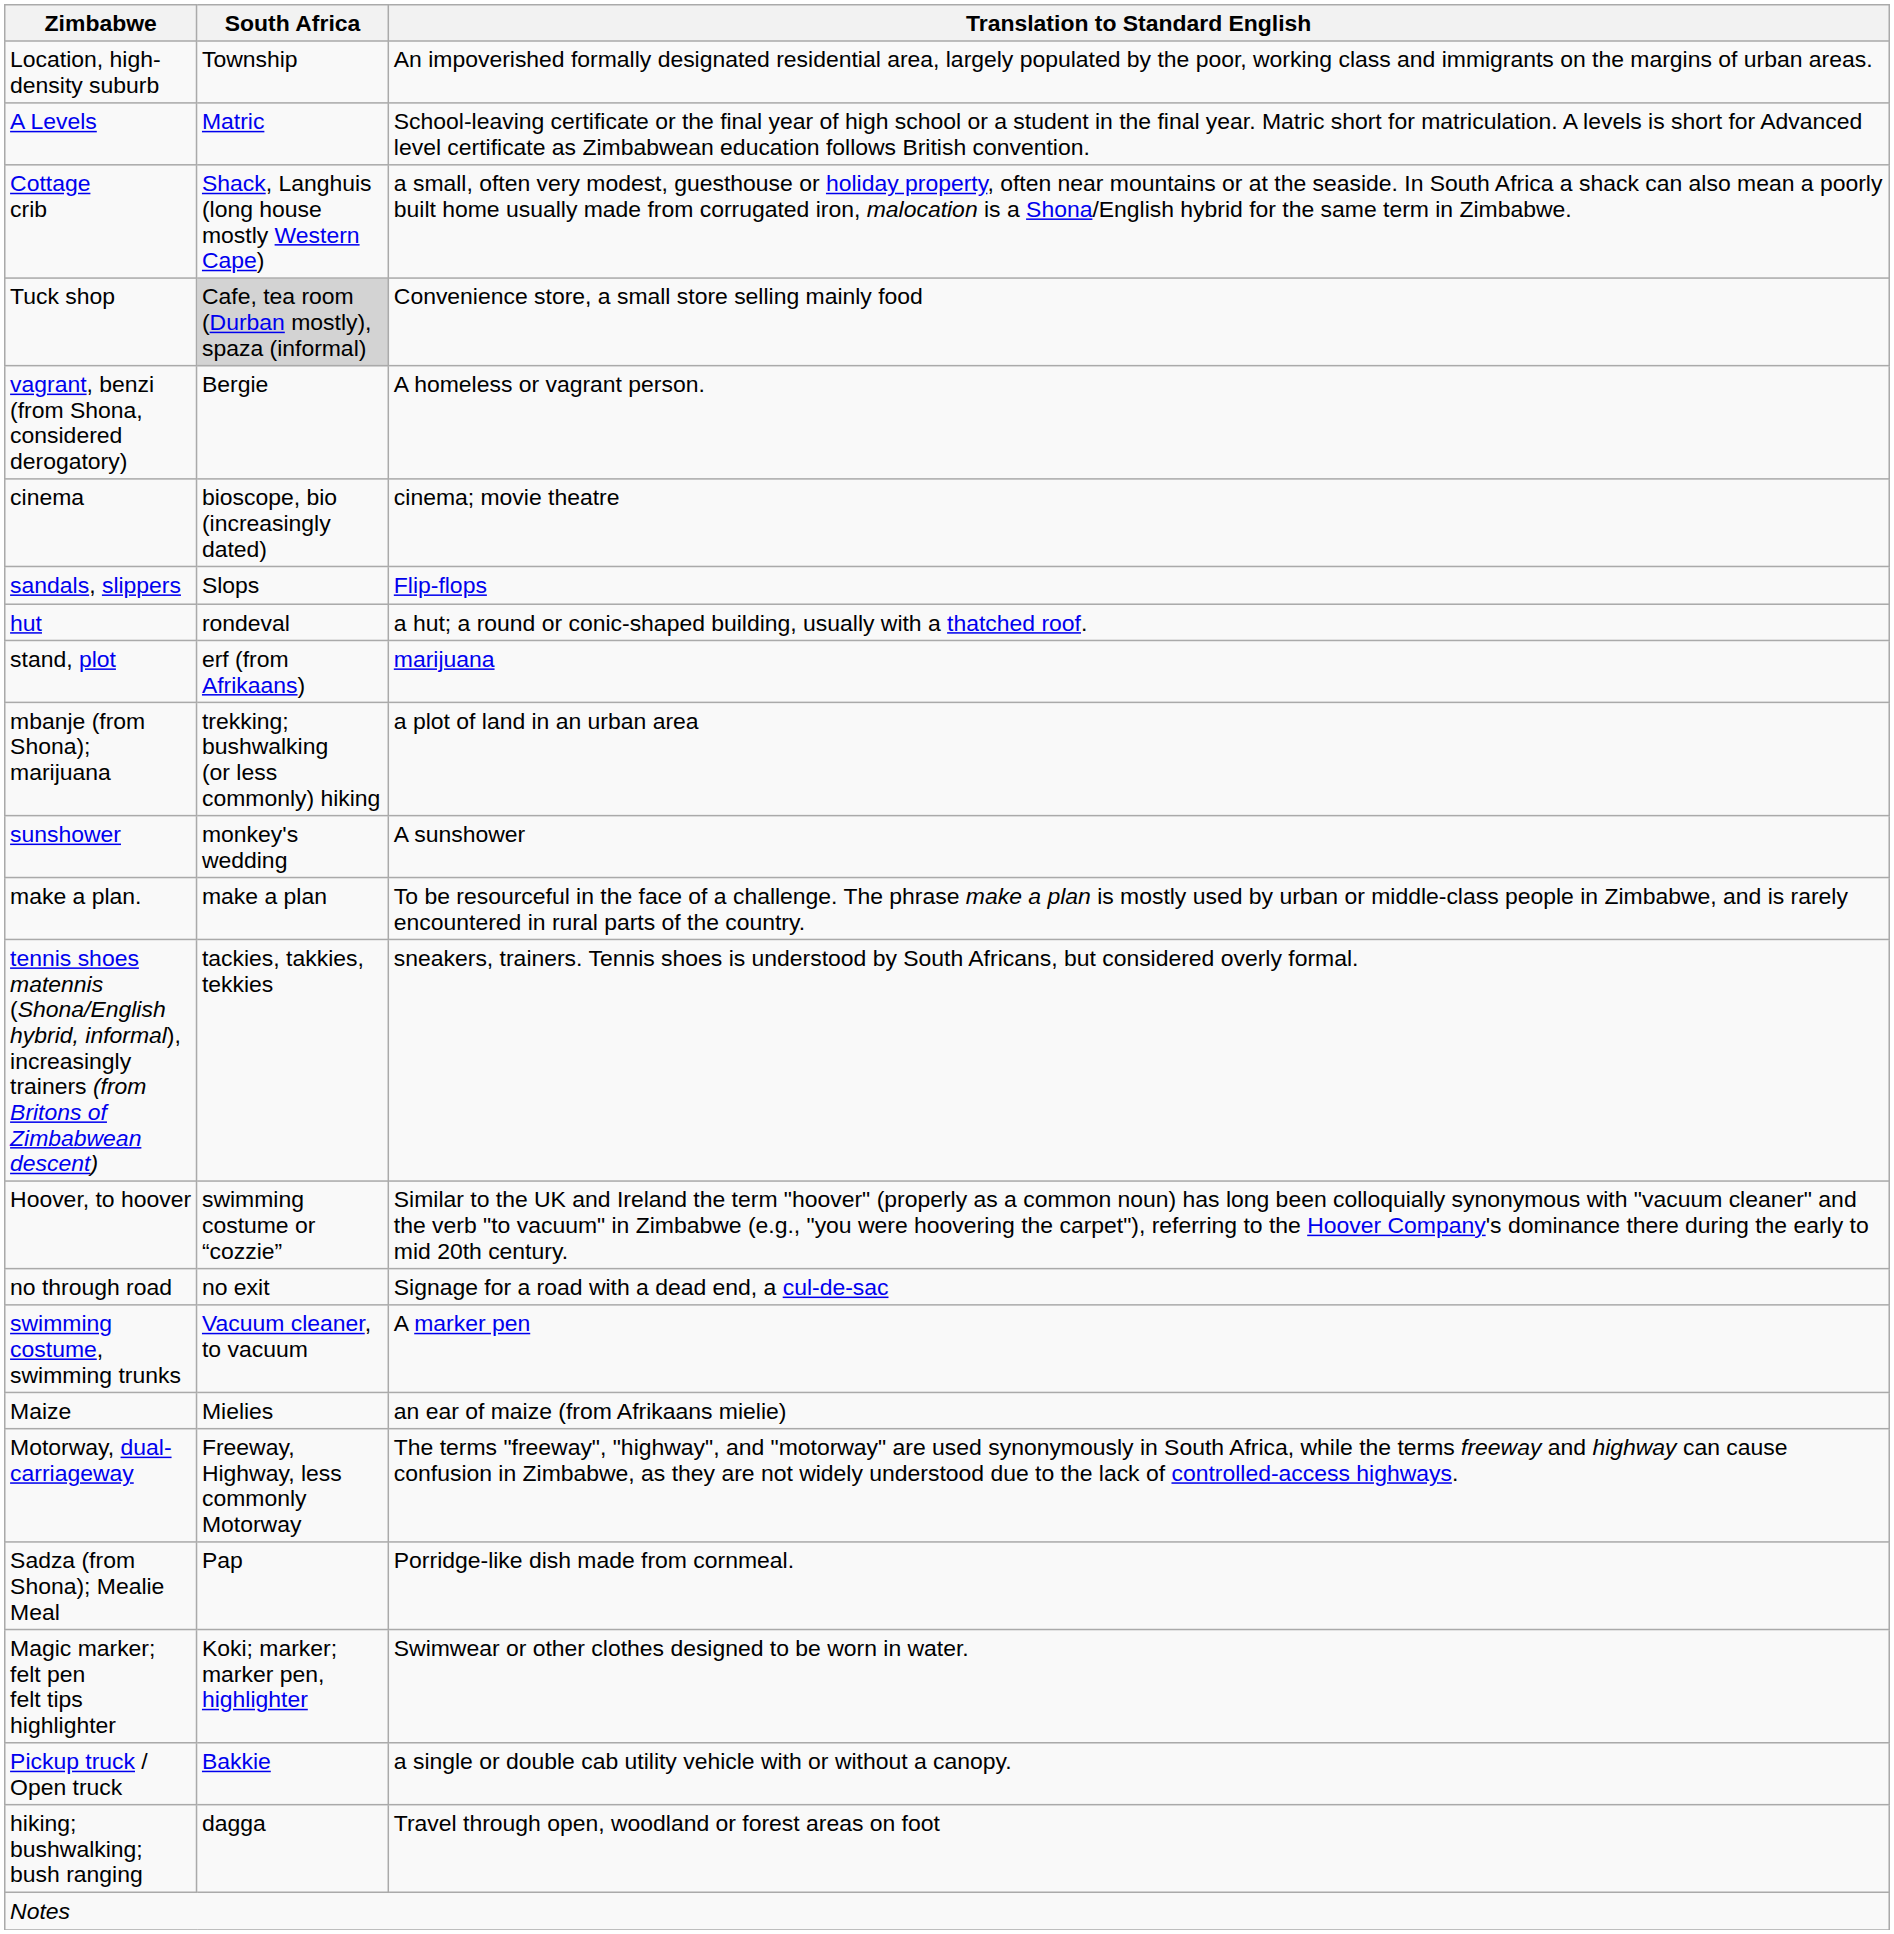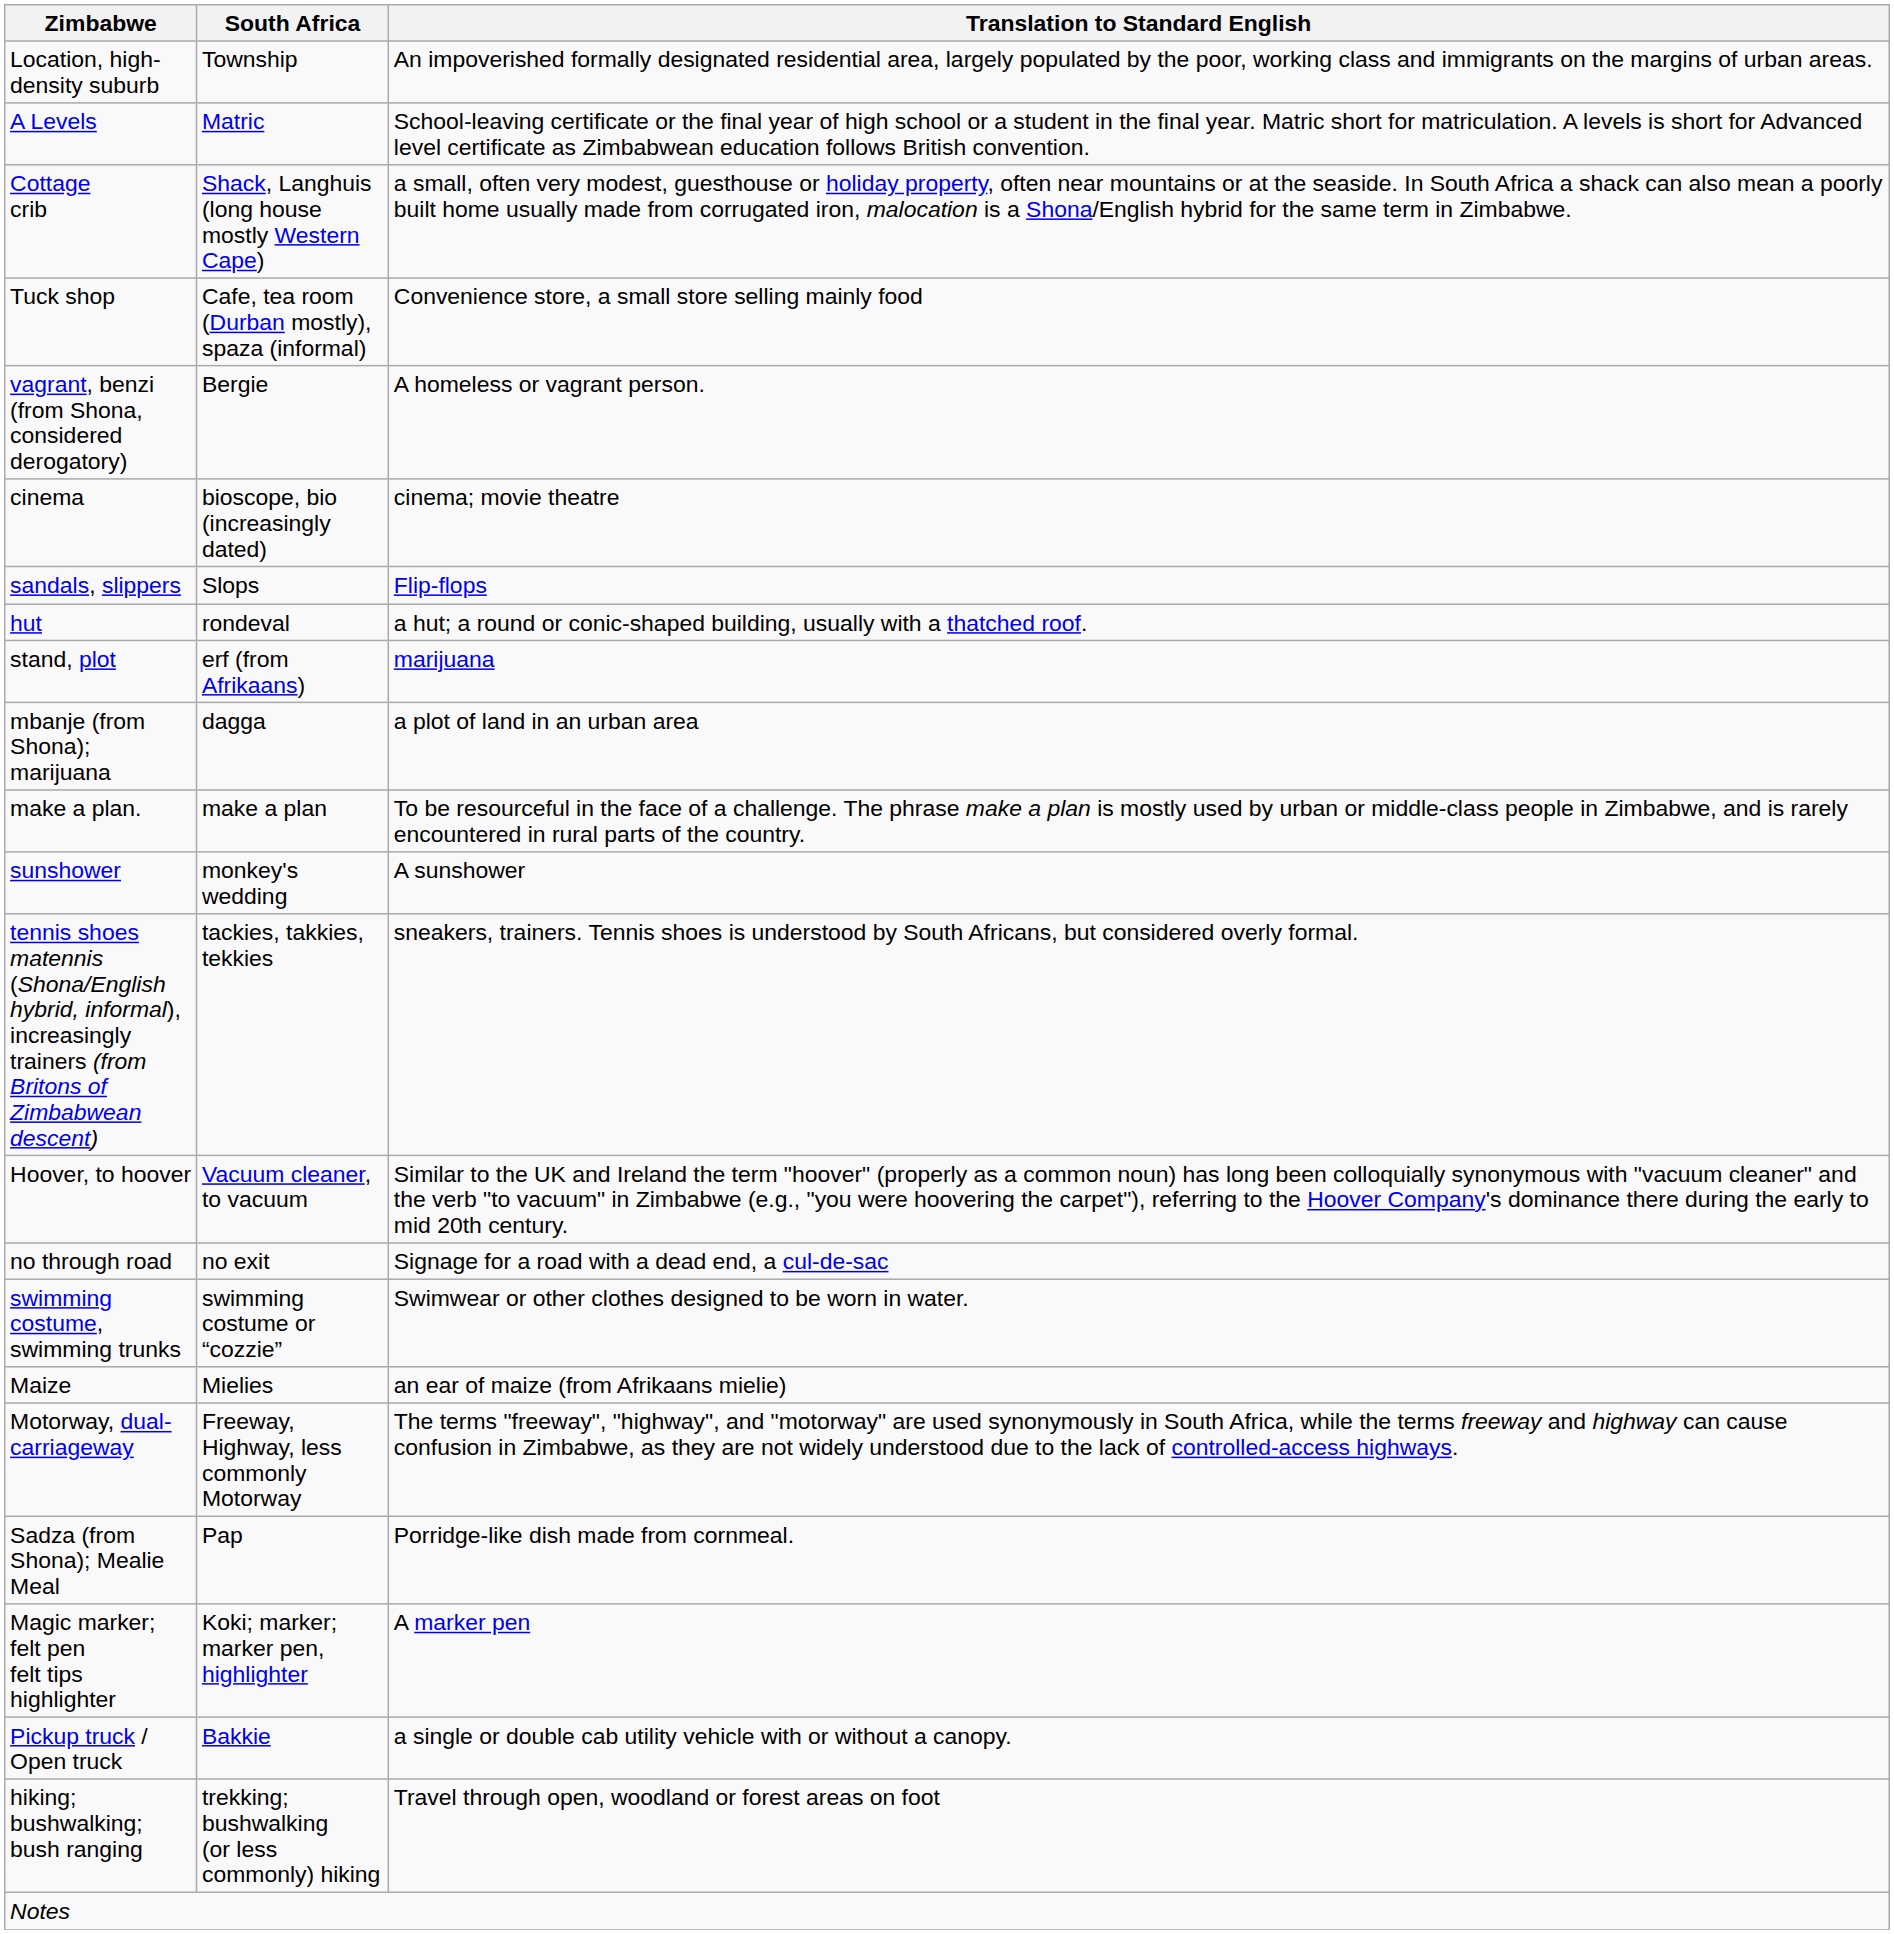(287, 322) lightgrey background -> (287, 322) no background
(291, 759) trekking; bushwalking (or less commonly) hiking -> (234, 720) dagga
rows swapped: (66, 834) <-> (76, 896)
(259, 1225) swimming costume or “cozzie” -> (287, 1186) Vacuum cleaner, to vacuum
(287, 1336) Vacuum cleaner, to vacuum -> (259, 1323) swimming costume or “cozzie”
(462, 1323) A marker pen -> (681, 1298) Swimwear or other clothes designed to be worn in water.
(681, 1648) Swimwear or other clothes designed to be worn in water. -> (462, 1623) A marker pen
(234, 1824) dagga -> (291, 1836) trekking; bushwalking (or less commonly) hiking
